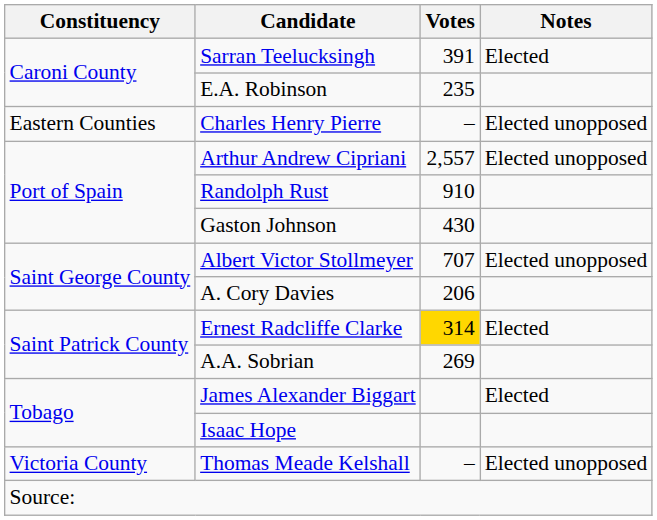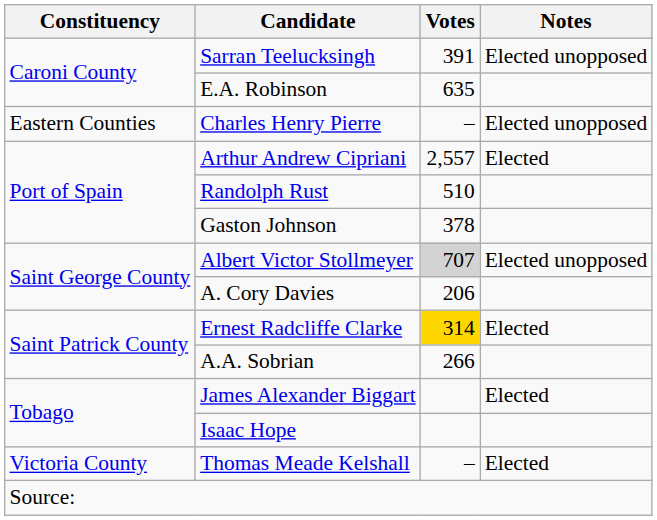(517, 55) Elected -> (566, 55) Elected unopposed
(459, 89) 235 -> (459, 89) 635
(566, 157) Elected unopposed -> (517, 157) Elected
(459, 191) 910 -> (459, 191) 510
(459, 225) 430 -> (459, 225) 378
(459, 259) no background -> (459, 259) lightgrey background
(459, 361) 269 -> (459, 361) 266
(566, 463) Elected unopposed -> (517, 463) Elected
